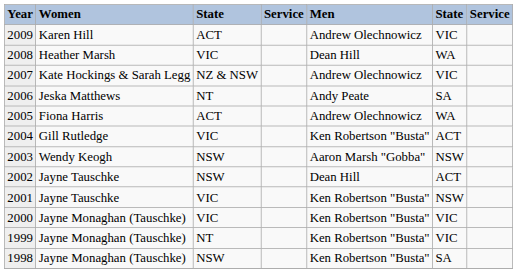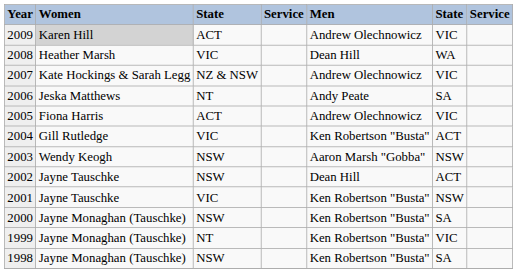(66, 34) no background -> (66, 34) lightgrey background
(445, 116) WA -> (447, 116) VIC
(207, 217) VIC -> (210, 217) NSW
(447, 217) VIC -> (444, 217) SA
